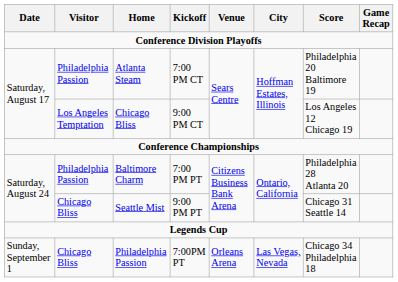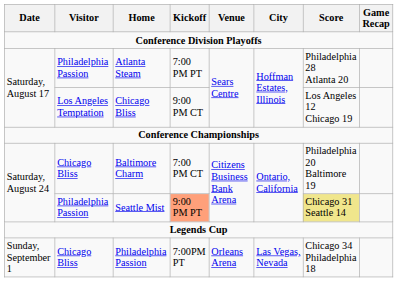(188, 73) 7:00 PM CT -> (187, 68) 7:00 PM PT
(331, 73) Philadelphia 20 Baltimore 19 -> (331, 68) Philadelphia 28 Atlanta 20
(83, 174) Philadelphia Passion -> (74, 168) Chicago Bliss
(187, 174) 7:00 PM PT -> (188, 168) 7:00 PM CT
(331, 174) Philadelphia 28 Atlanta 20 -> (331, 168) Philadelphia 20 Baltimore 19
(74, 207) Chicago Bliss -> (83, 207) Philadelphia Passion
(187, 207) no background -> (187, 207) lightsalmon background
(329, 207) no background -> (329, 207) khaki background
